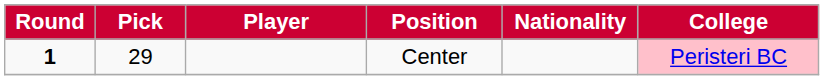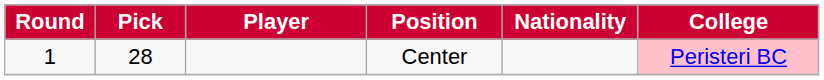(50, 56) bold -> (50, 56) normal
(140, 56) 29 -> (140, 56) 28
